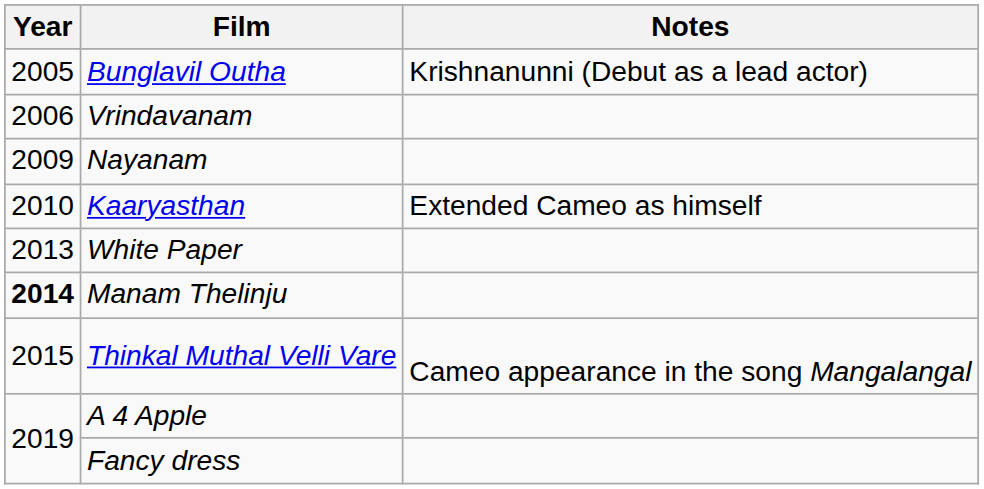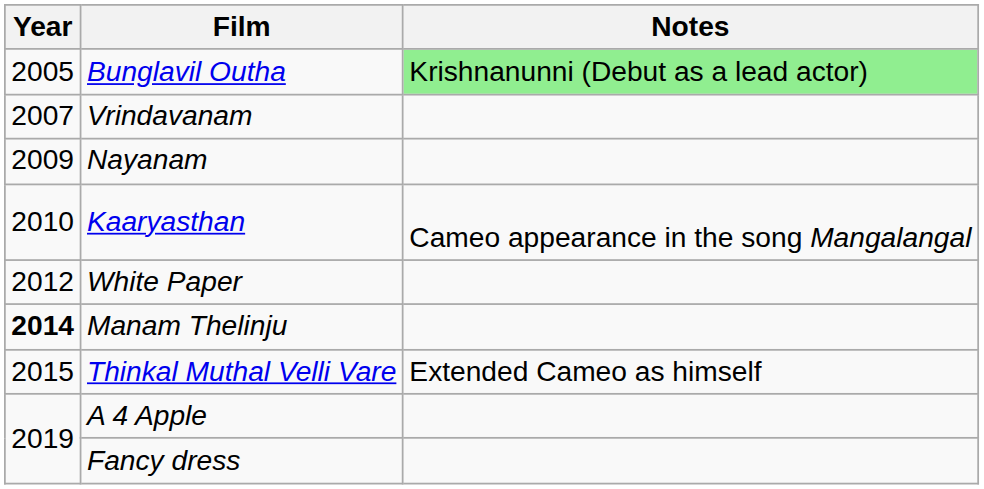(639, 71) no background -> (639, 71) lightgreen background
(43, 116) 2006 -> (43, 116) 2007
(585, 205) Extended Cameo as himself -> (690, 237) Cameo appearance in the song Mangalangal
(43, 250) 2013 -> (43, 281) 2012
(690, 371) Cameo appearance in the song Mangalangal -> (585, 371) Extended Cameo as himself
